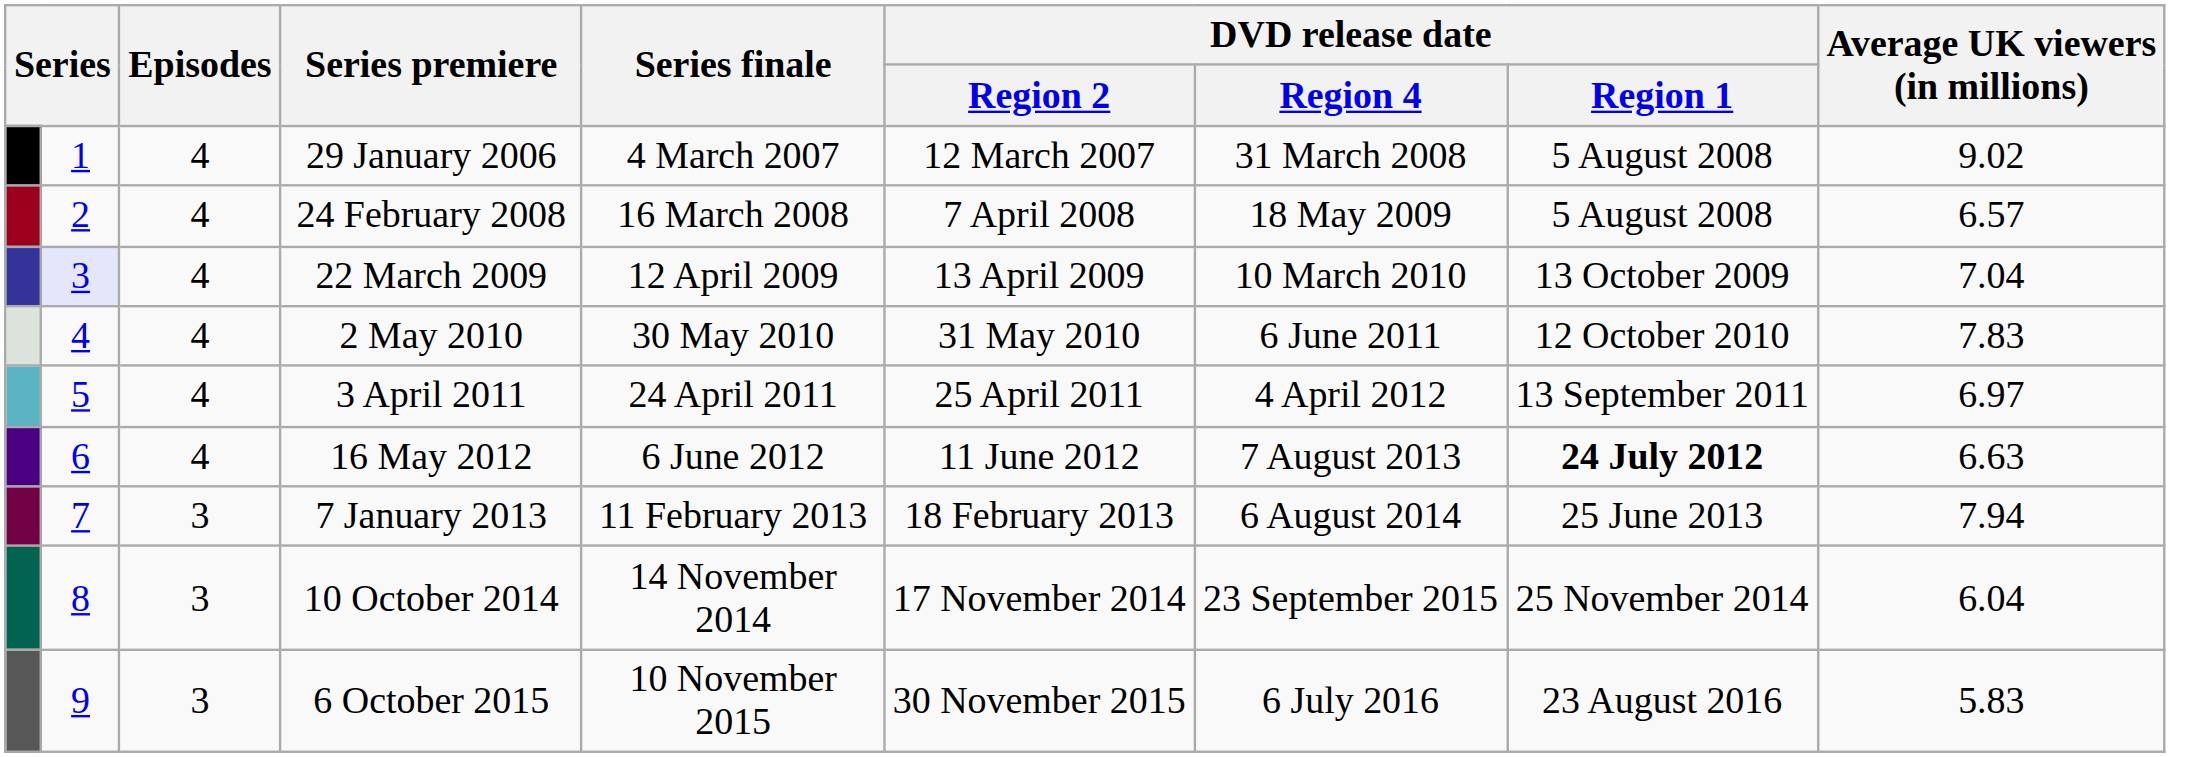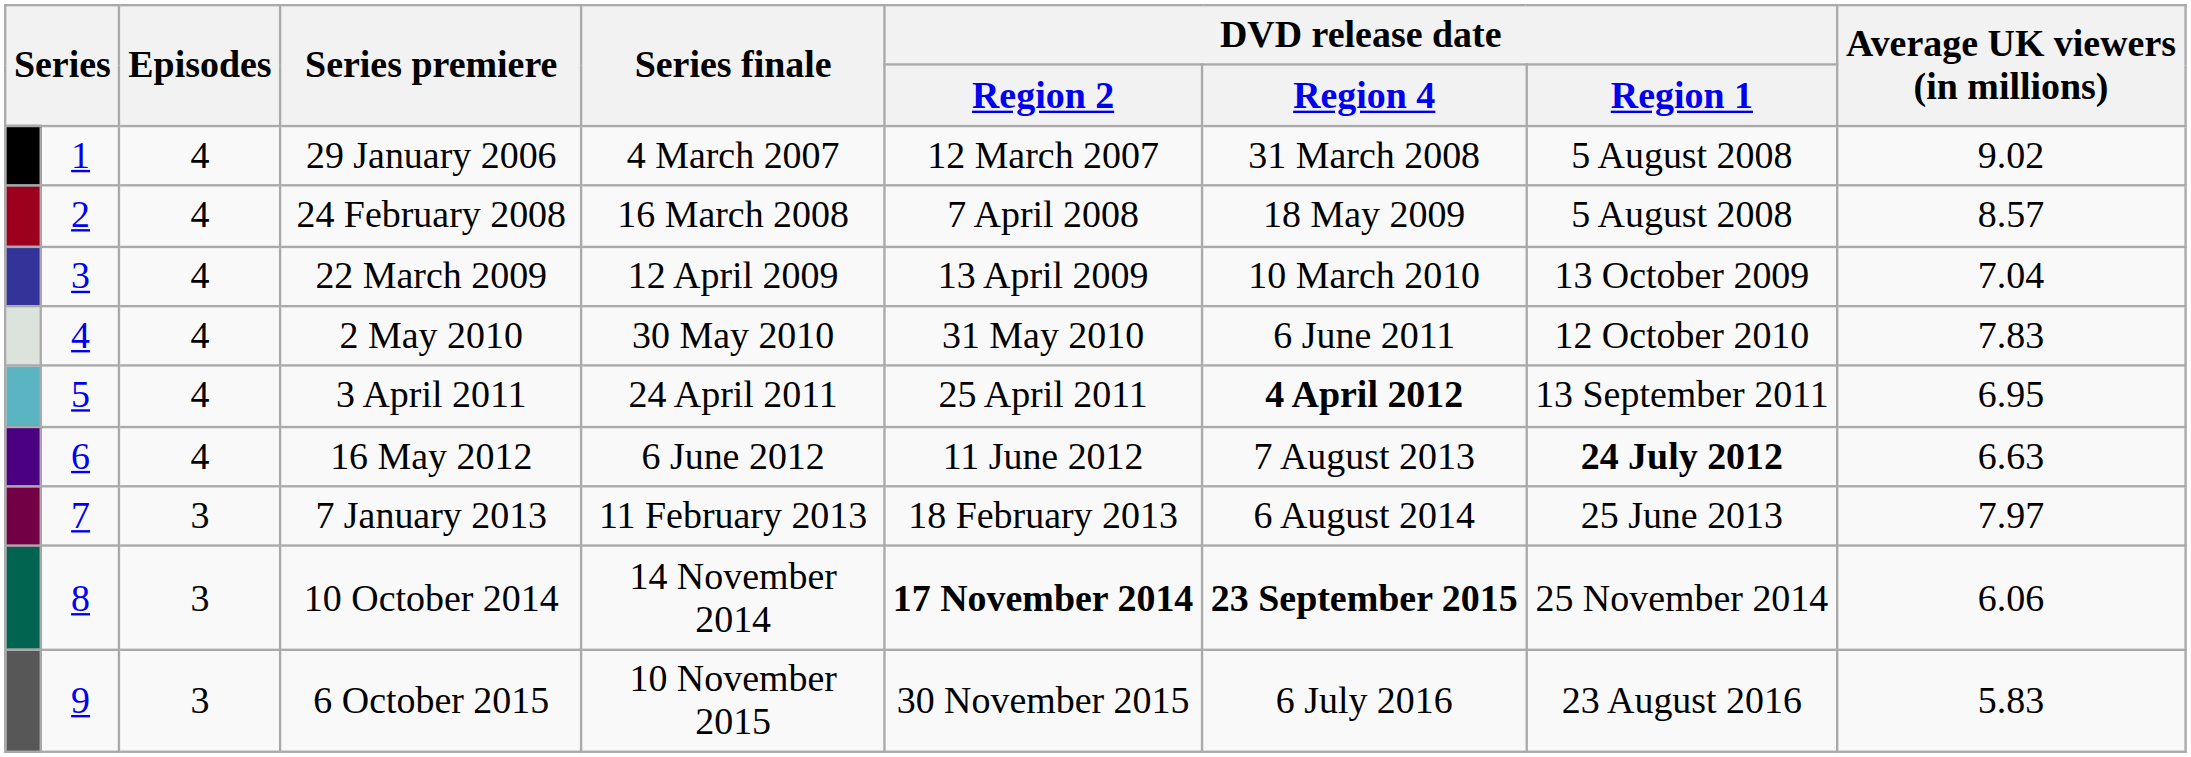(1991, 214) 6.57 -> (2011, 214) 8.57
(81, 275) lavender background -> (81, 275) no background
(1351, 395) normal -> (1364, 395) bold
(1991, 395) 6.97 -> (2011, 395) 6.95
(1991, 515) 7.94 -> (2011, 515) 7.97
(1039, 597) normal -> (1043, 597) bold
(1351, 597) normal -> (1364, 597) bold
(1991, 597) 6.04 -> (2011, 597) 6.06
